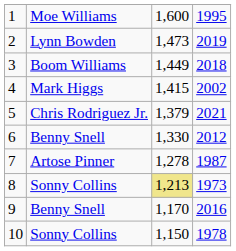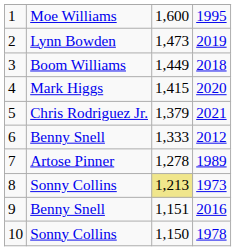(211, 88) 2002 -> (211, 88) 2020
(172, 137) 1,330 -> (172, 137) 1,333
(211, 161) 1987 -> (211, 161) 1989
(172, 209) 1,170 -> (172, 209) 1,151
